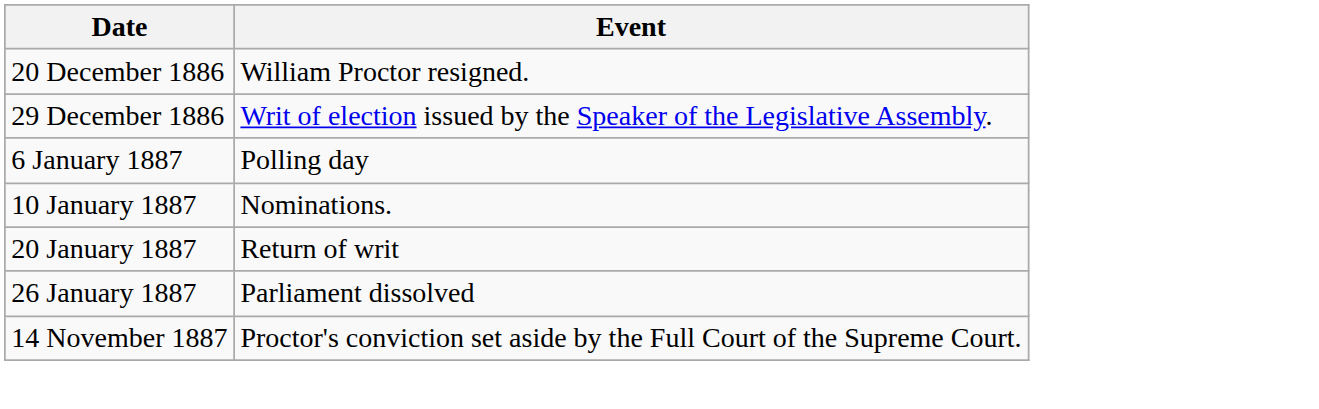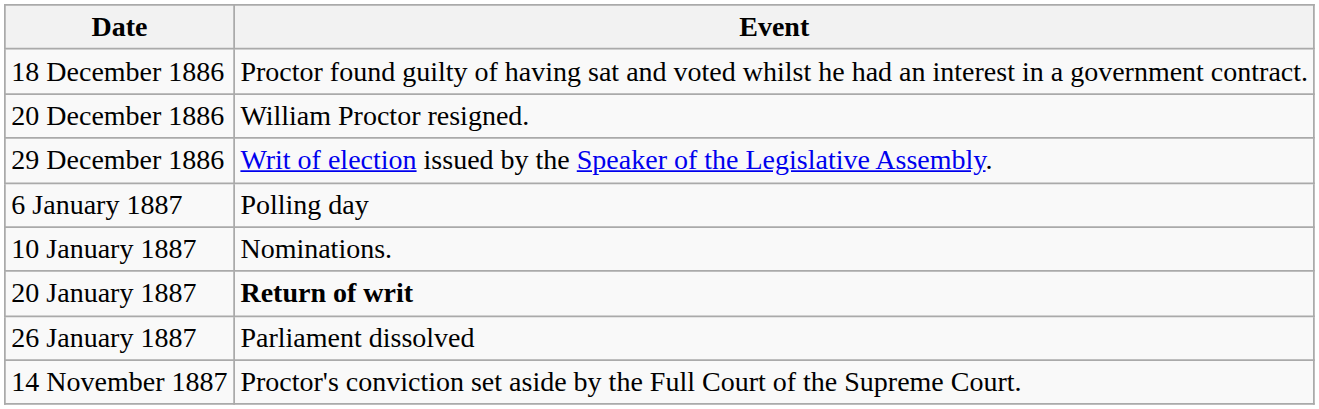+ row: (118, 71)
(320, 248) normal -> (327, 293) bold
